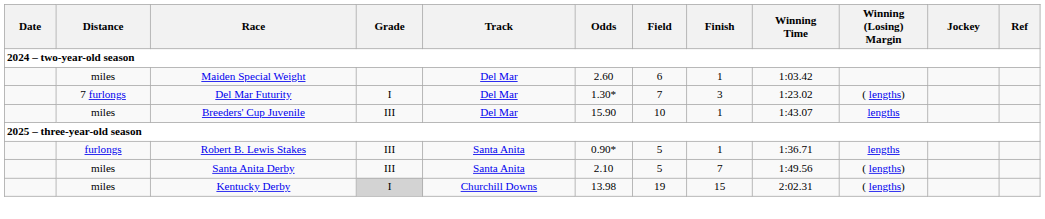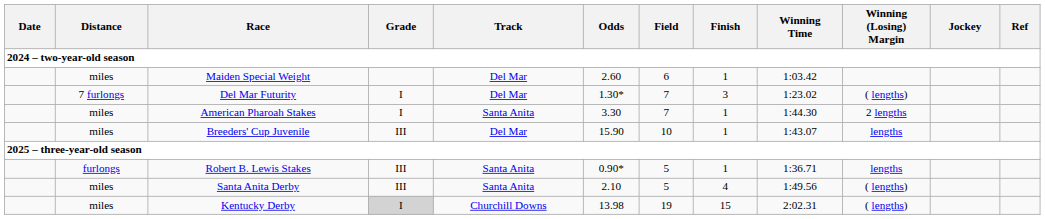+ row: (258, 113)
(720, 168) 7 -> (725, 186) 4
